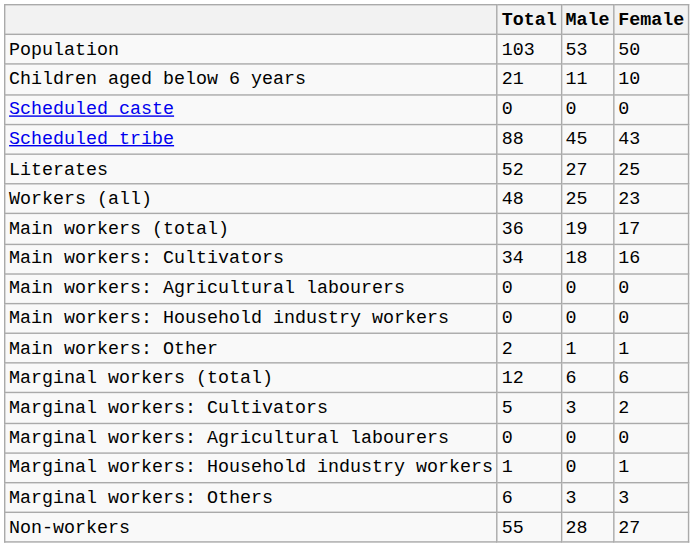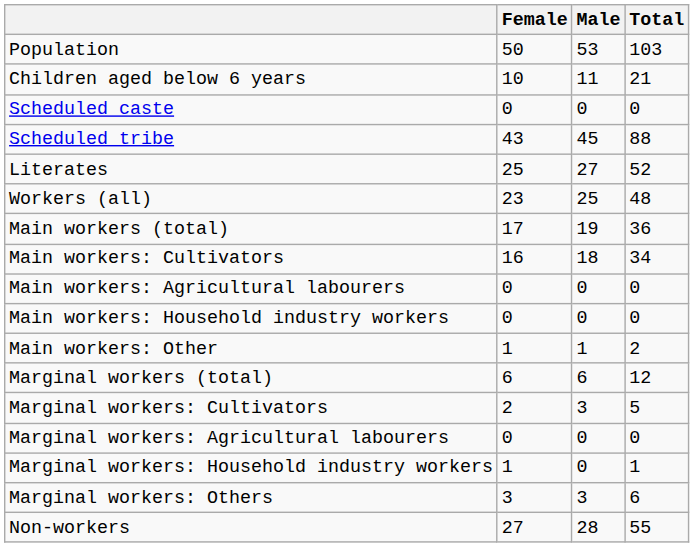columns swapped: (529, 20) <-> (651, 20)
